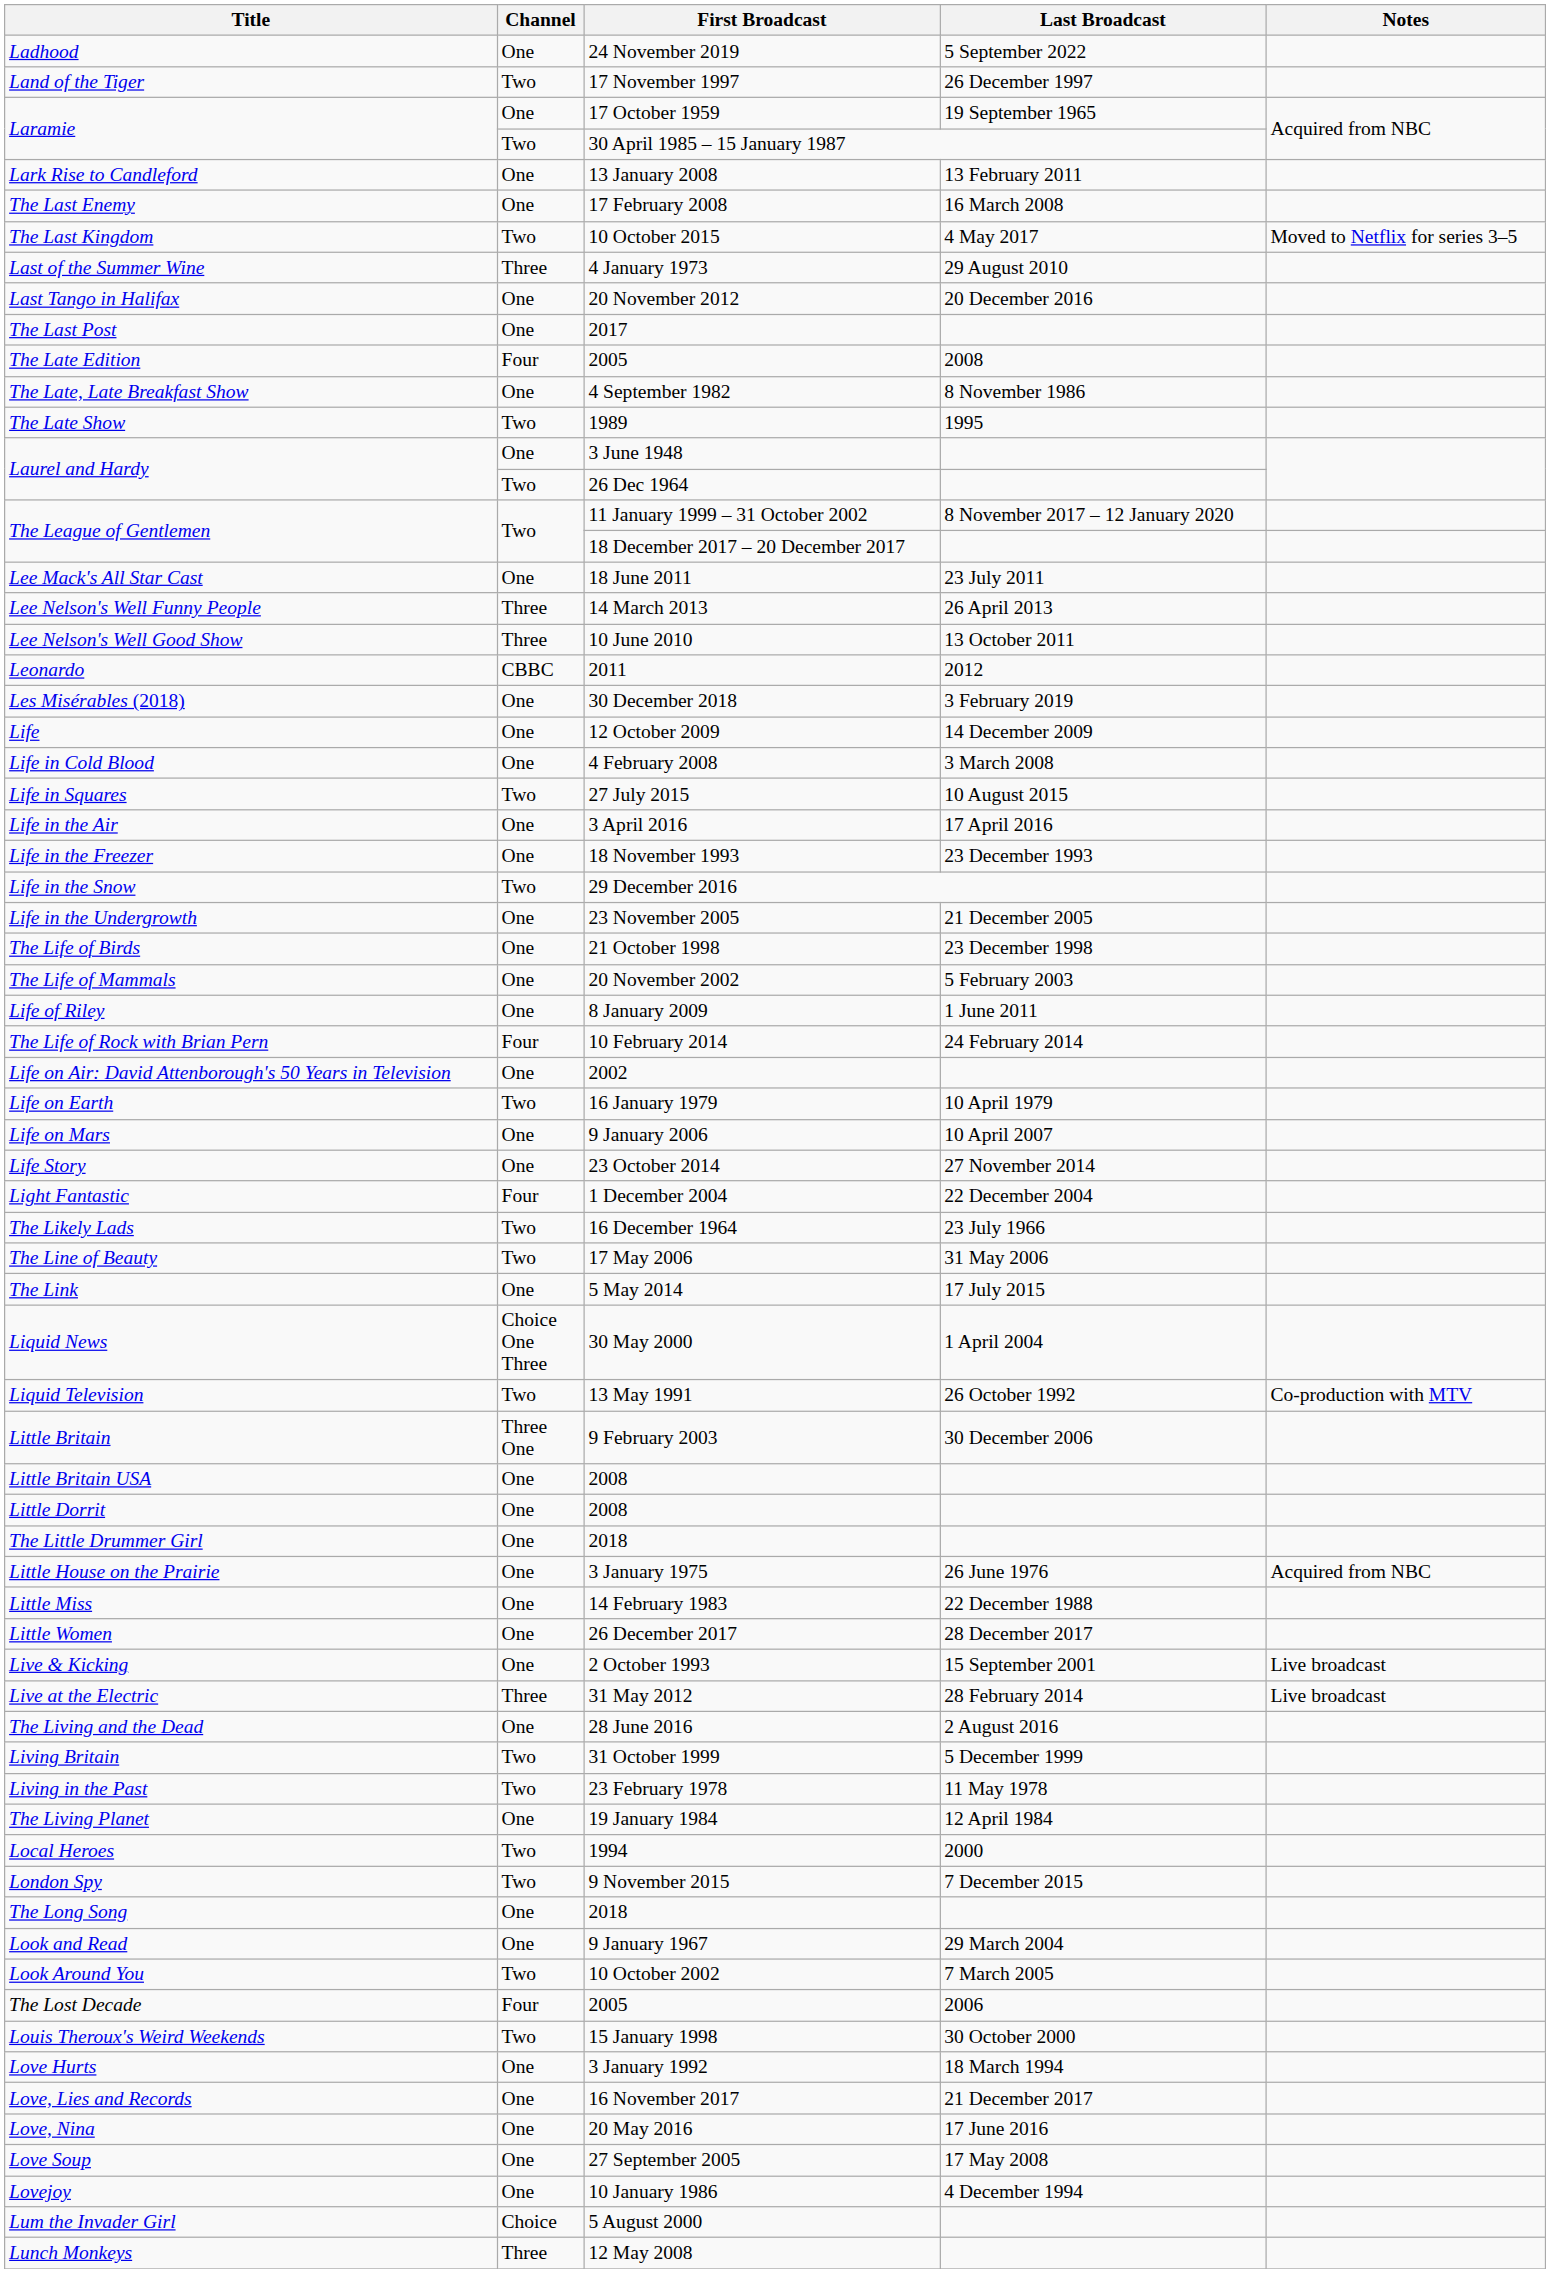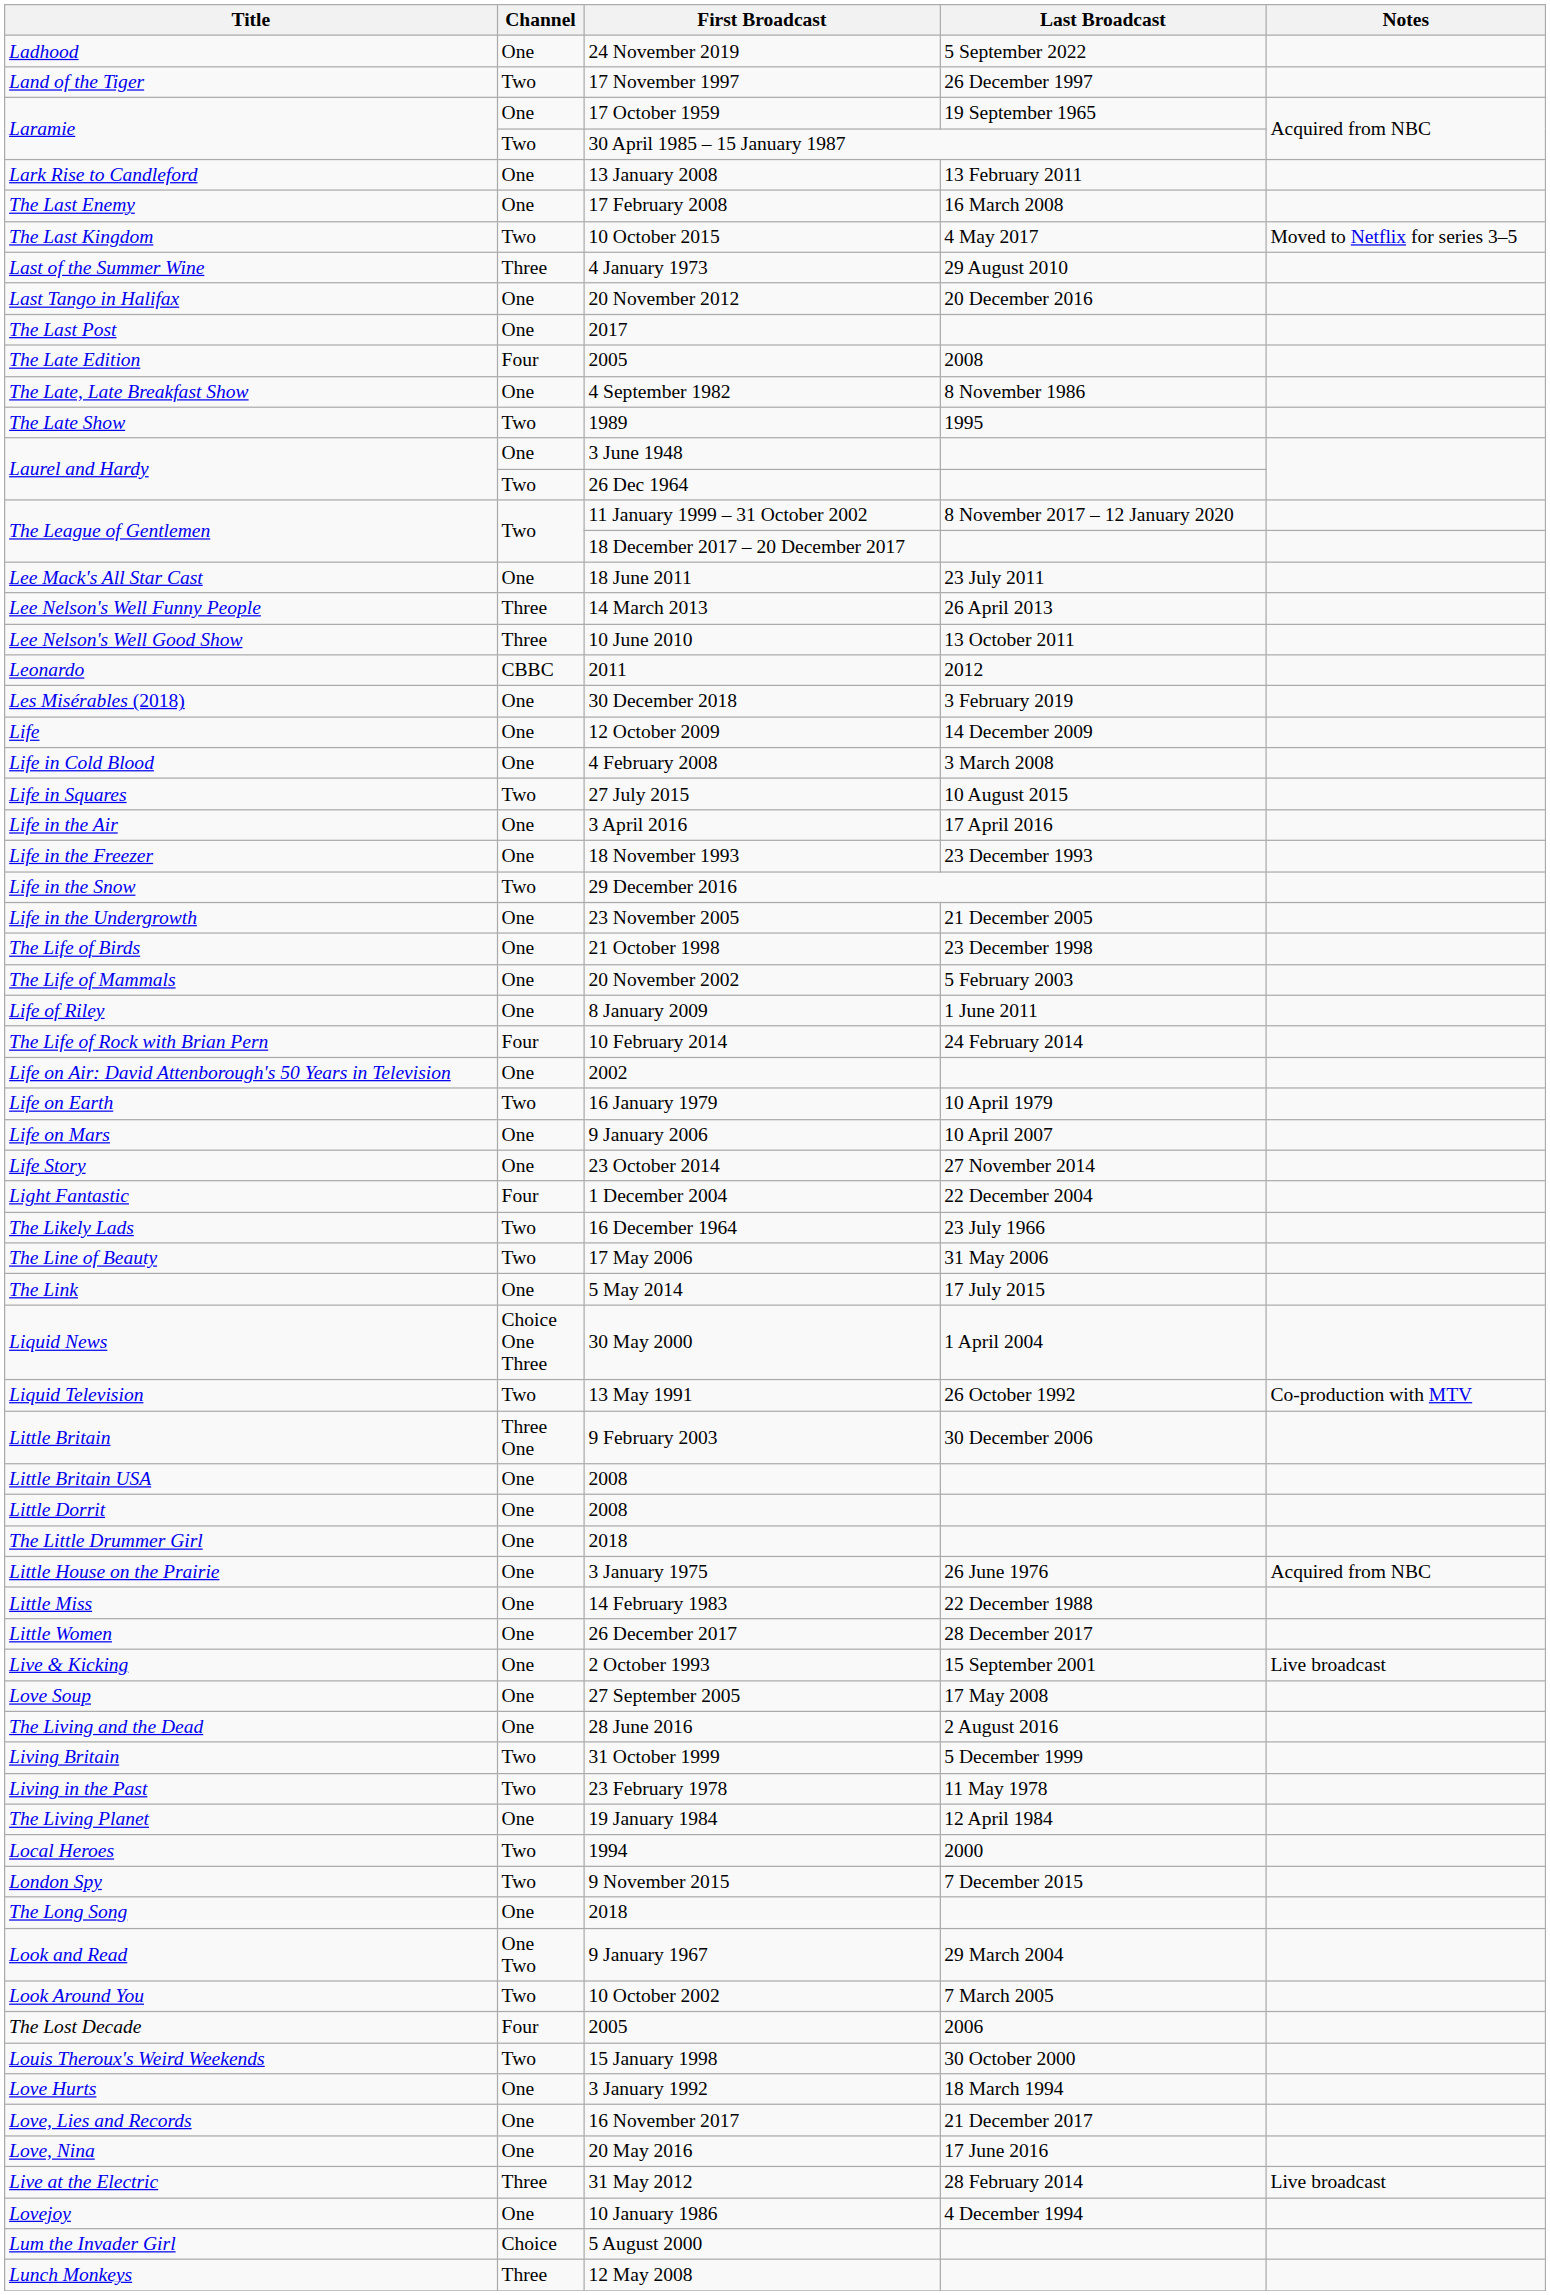rows swapped: (84, 1695) <-> (50, 2160)
(518, 1943) One -> (519, 1954) One Two
